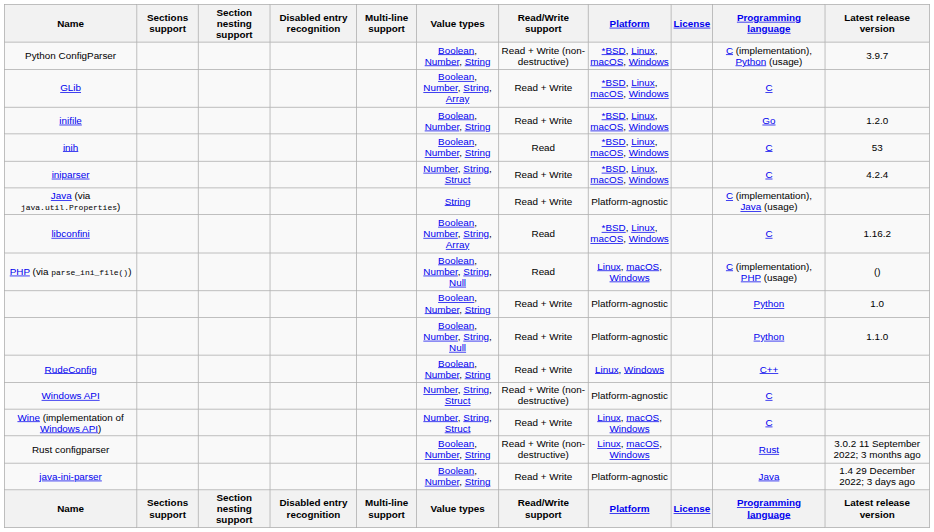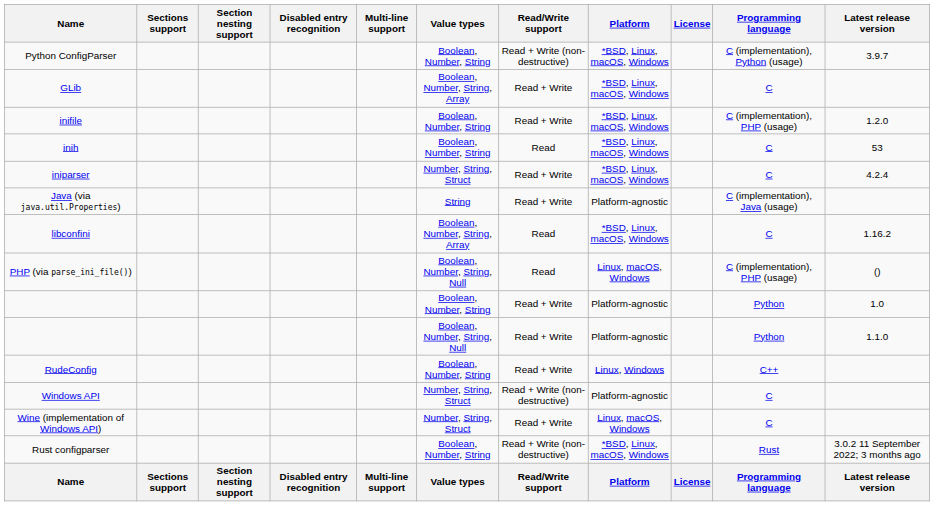(769, 121) Go -> (769, 121) C (implementation), PHP (usage)
(630, 450) Linux, macOS, Windows -> (630, 450) *BSD, Linux, macOS, Windows
- row: (71, 477)
